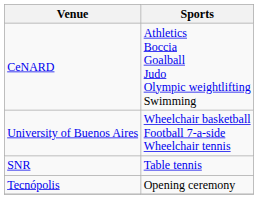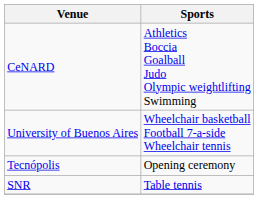rows swapped: (19, 165) <-> (33, 184)
